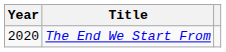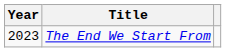(23, 37) 2020 -> (23, 37) 2023
